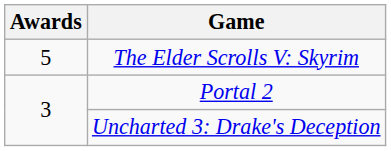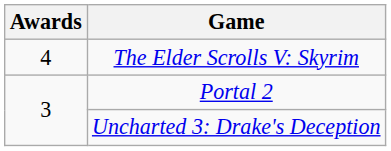(46, 57) 5 -> (46, 57) 4
